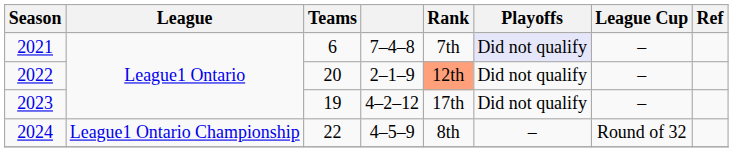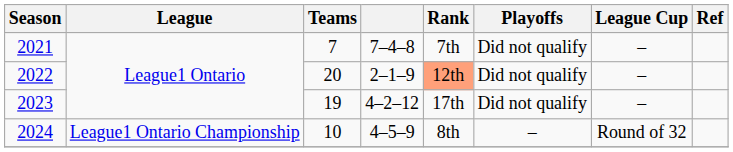(332, 47) 6 -> (332, 47) 7
(532, 47) lavender background -> (532, 47) no background
(332, 132) 22 -> (332, 132) 10
